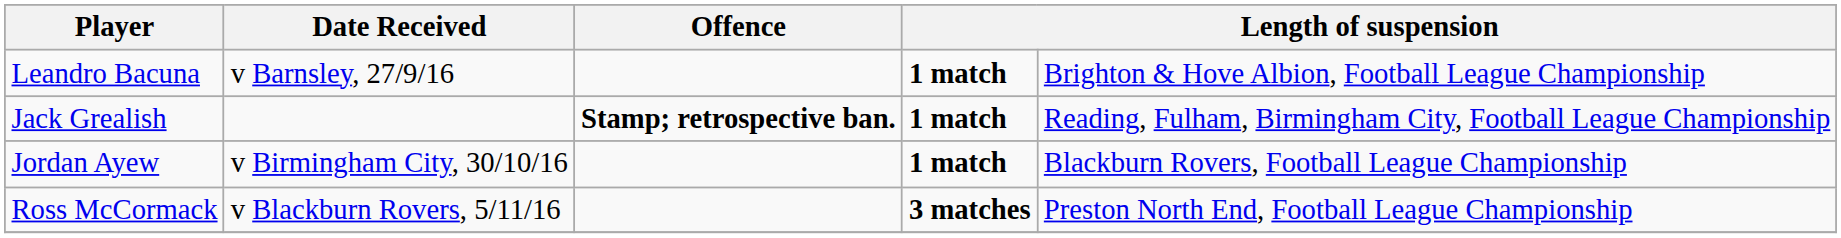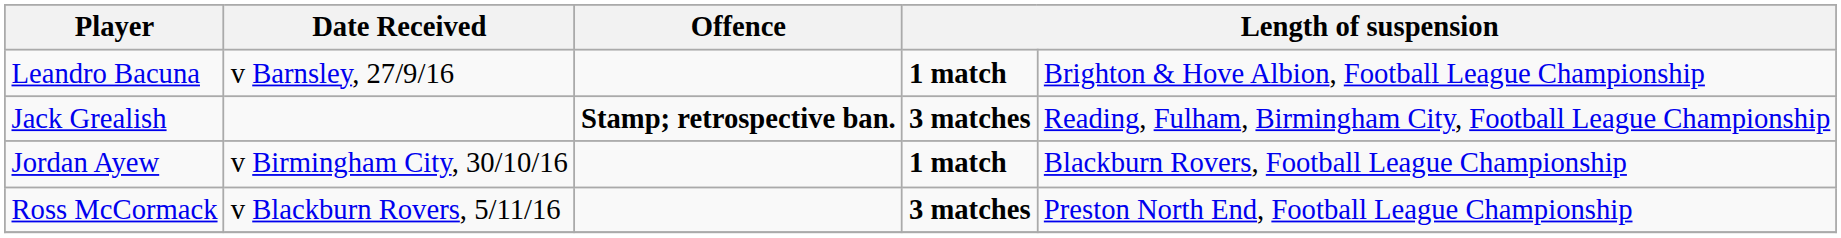(958, 118) 1 match -> (970, 118) 3 matches
